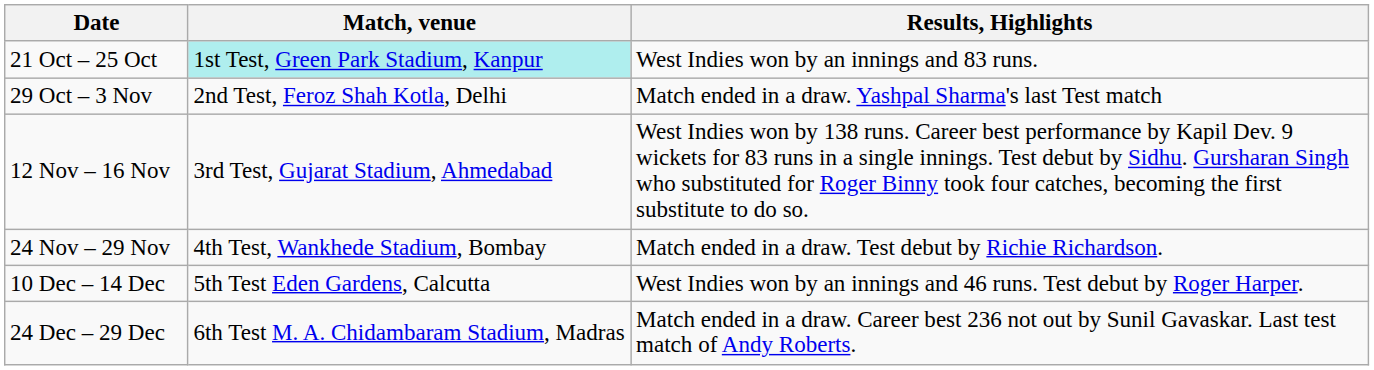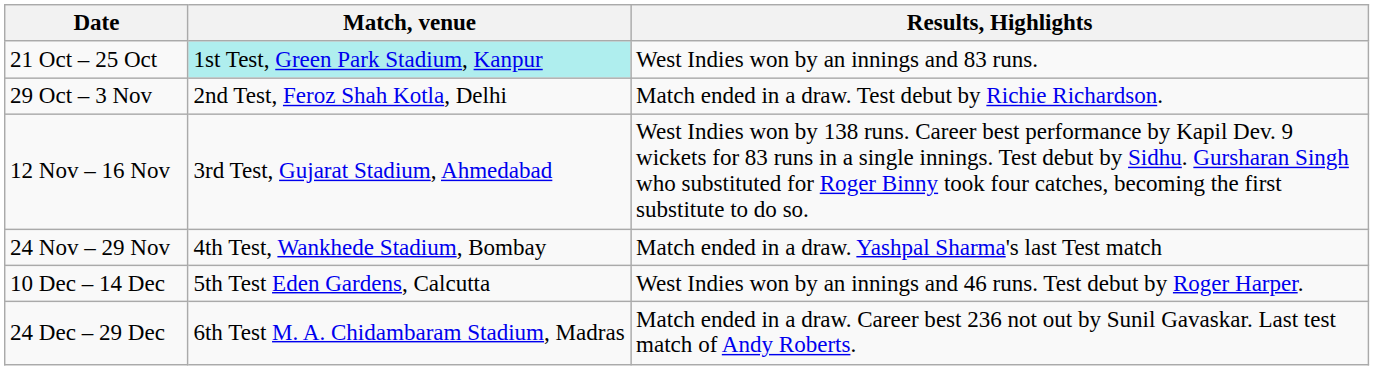(899, 95) Match ended in a draw. Yashpal Sharma's last Test match -> (900, 95) Match ended in a draw. Test debut by Richie Richardson.
(900, 246) Match ended in a draw. Test debut by Richie Richardson. -> (899, 246) Match ended in a draw. Yashpal Sharma's last Test match
